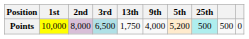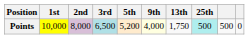columns swapped: (180, 11) <-> (130, 11)
(155, 26) no background -> (154, 26) lightyellow background
